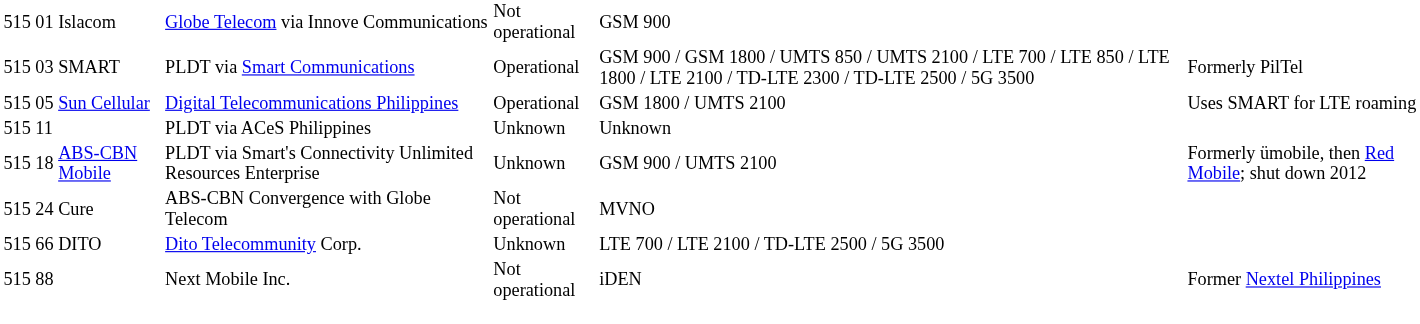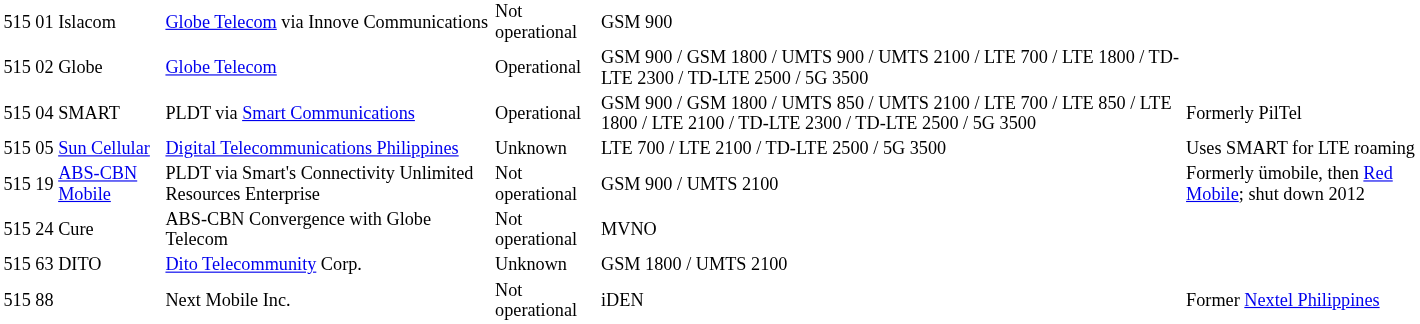+ row: (221, 67)
(44, 67) 03 -> (44, 113) 04
(536, 102) Operational -> (531, 148) Unknown
(692, 102) GSM 1800 / UMTS 2100 -> (774, 148) LTE 700 / LTE 2100 / TD-LTE 2500 / 5G 3500
- row: (268, 127)
(44, 163) 18 -> (44, 183) 19
(529, 163) Unknown -> (536, 183) Not operational
(44, 244) 66 -> (44, 264) 63
(772, 244) LTE 700 / LTE 2100 / TD-LTE 2500 / 5G 3500 -> (694, 264) GSM 1800 / UMTS 2100
